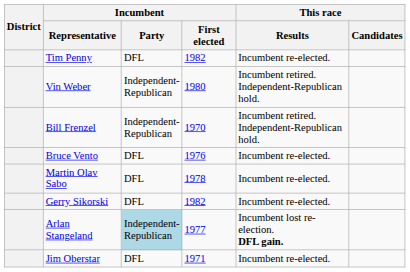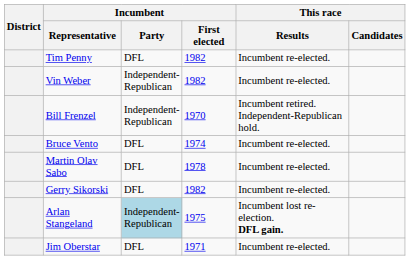(195, 86) 1980 -> (195, 80) 1982
(290, 86) Incumbent retired. Independent-Republican hold. -> (284, 80) Incumbent re-elected.
(195, 156) 1976 -> (195, 144) 1974
(195, 230) 1977 -> (195, 218) 1975
